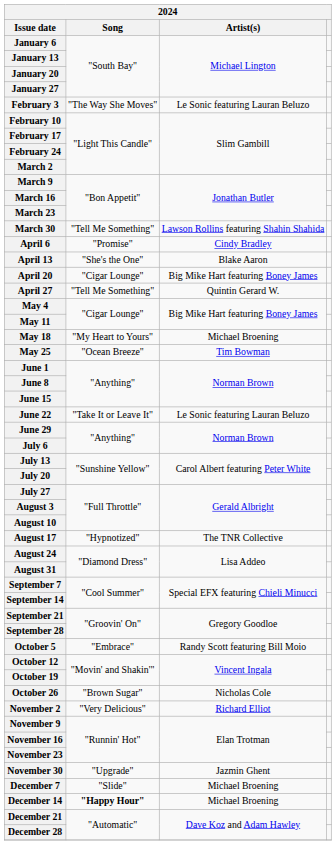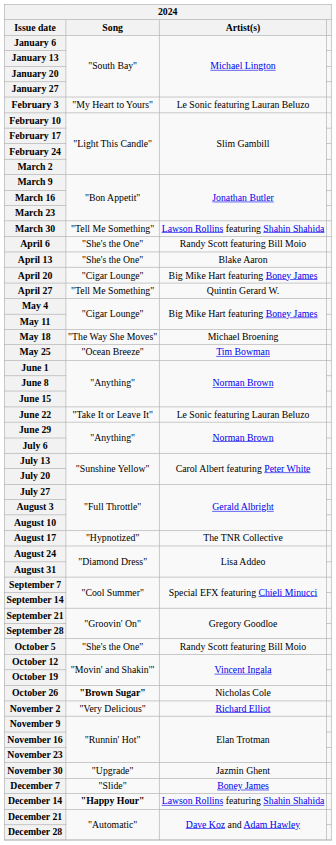(113, 105) "The Way She Moves" -> (113, 105) "My Heart to Yours"
(113, 244) "Promise" -> (113, 244) "She's the One"
(243, 244) Cindy Bradley -> (243, 244) Randy Scott featuring Bill Moio
(113, 337) "My Heart to Yours" -> (113, 337) "The Way She Moves"
(113, 646) "Embrace" -> (113, 646) "She's the One"
(113, 693) normal -> (113, 693) bold
(243, 786) Michael Broening -> (243, 786) Boney James
(243, 801) Michael Broening -> (243, 801) Lawson Rollins featuring Shahin Shahida
